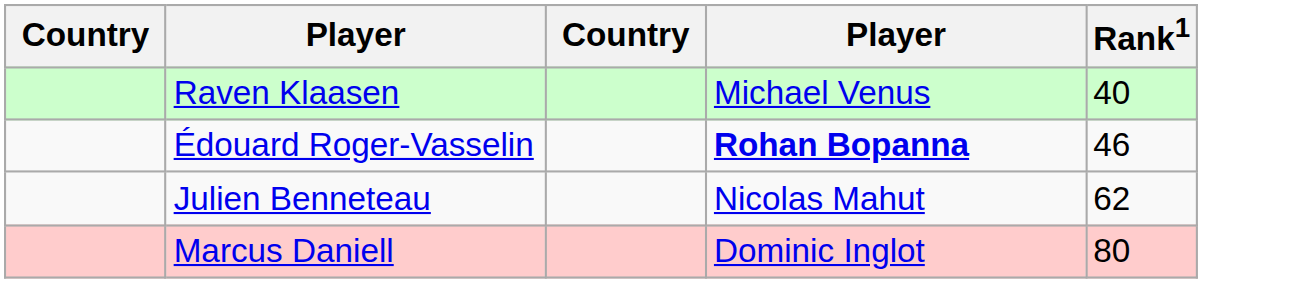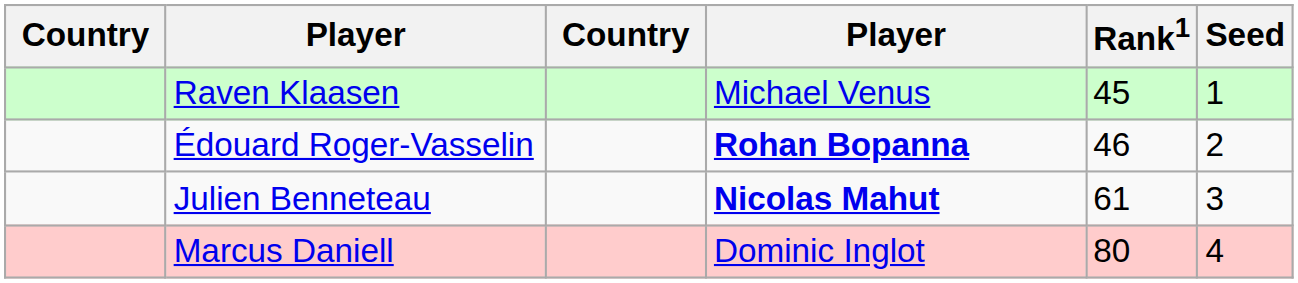+ column: (1245, 35)
(1112, 92) 40 -> (1112, 92) 45
(819, 198) normal -> (827, 198) bold
(1112, 198) 62 -> (1112, 198) 61
